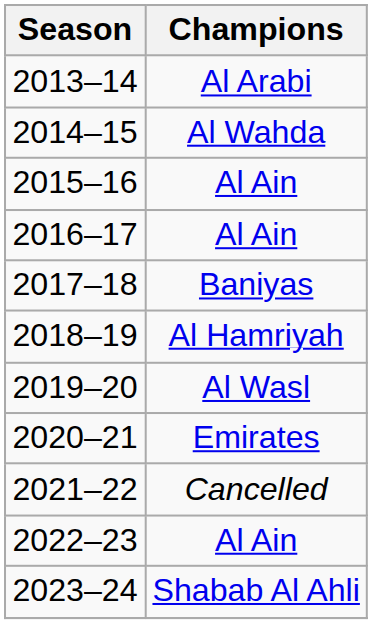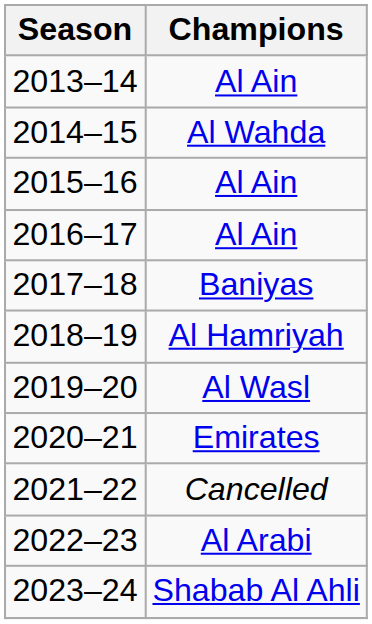(256, 81) Al Arabi -> (256, 81) Al Ain
(256, 540) Al Ain -> (256, 540) Al Arabi
